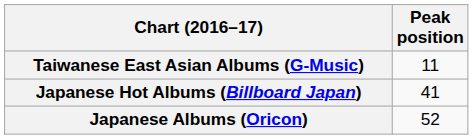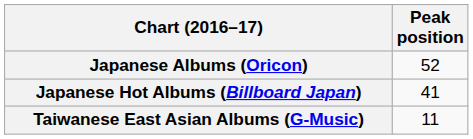rows swapped: (199, 119) <-> (199, 65)
